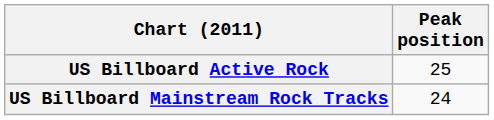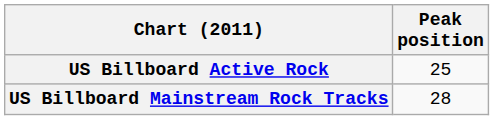(441, 99) 24 -> (441, 99) 28
